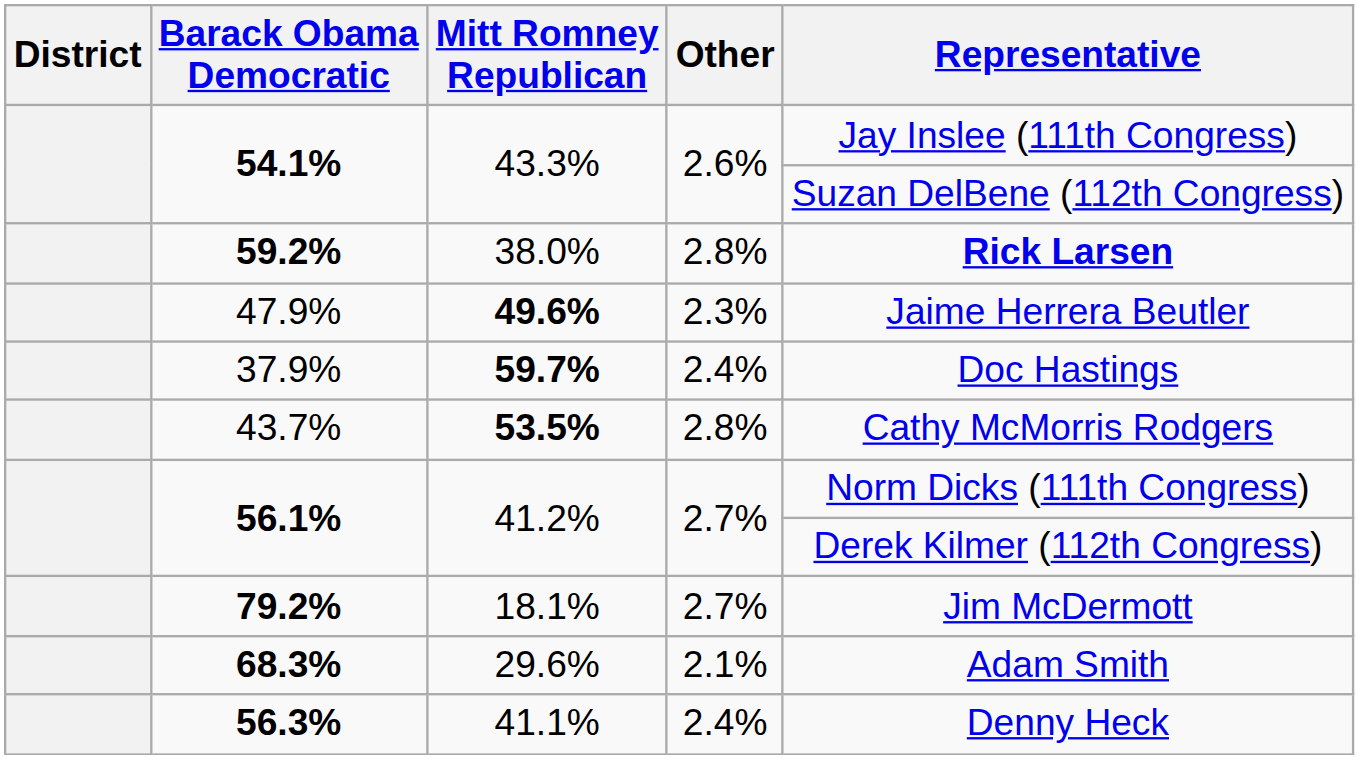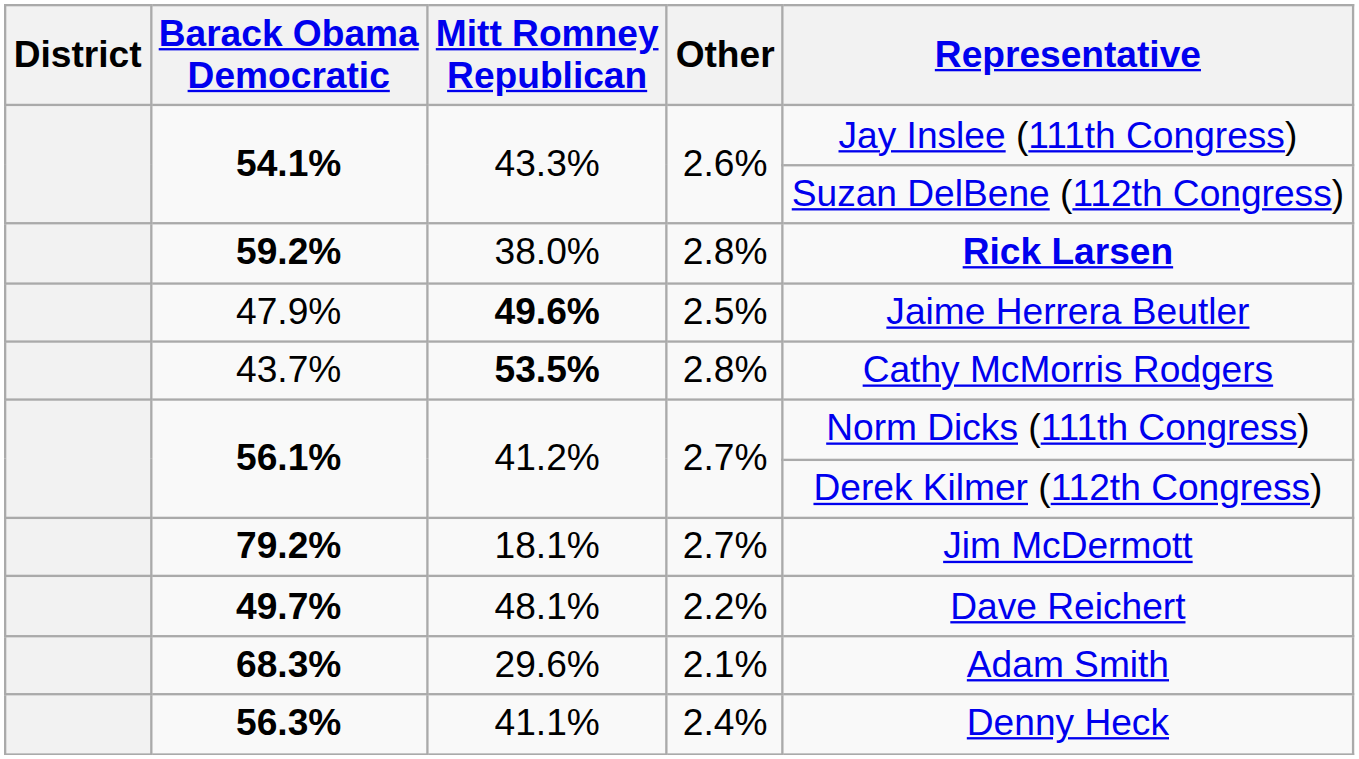(725, 311) 2.3% -> (725, 311) 2.5%
- row: (289, 370)
+ row: (289, 605)
